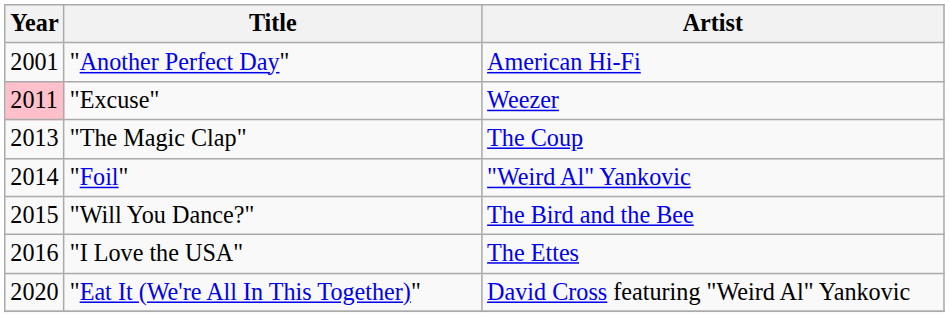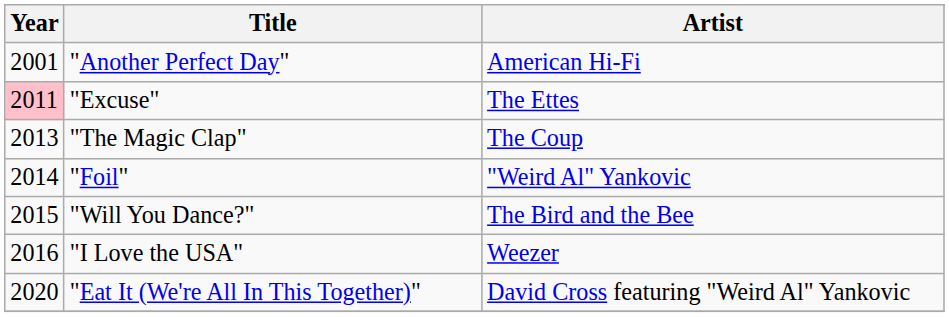(523, 100) Weezer -> (533, 100) The Ettes
(533, 253) The Ettes -> (523, 253) Weezer
